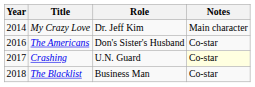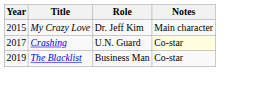(16, 27) 2014 -> (16, 27) 2015
- row: (60, 43)
(16, 74) 2018 -> (16, 58) 2019
